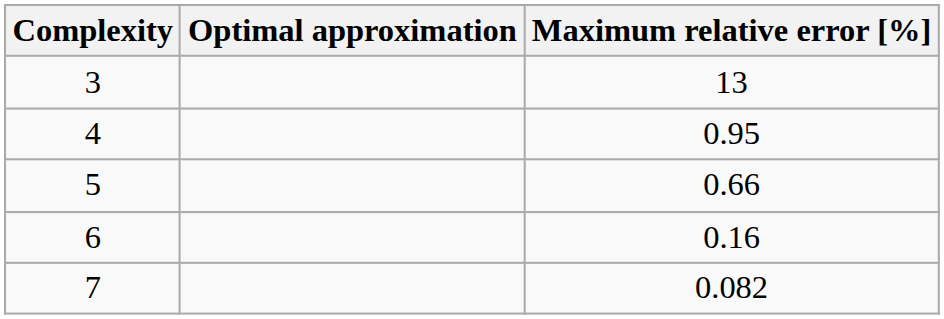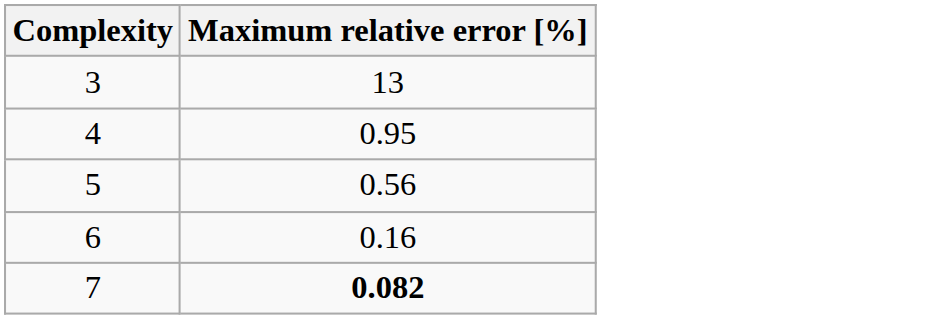- column: (352, 30)
(732, 184) 0.66 -> (388, 184) 0.56
(732, 287) normal -> (388, 287) bold
